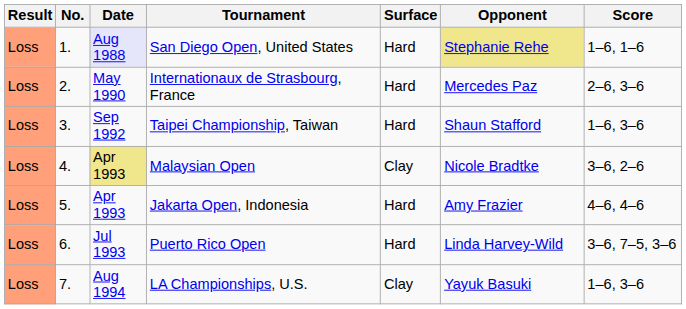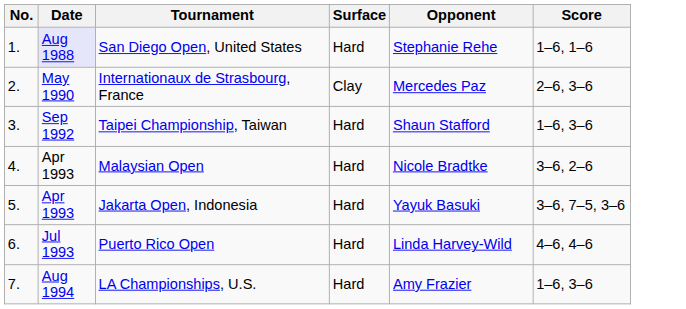- column: (30, 16)
(496, 47) khaki background -> (445, 47) no background
(400, 86) Hard -> (347, 86) Clay
(109, 165) khaki background -> (58, 165) no background
(399, 165) Clay -> (349, 165) Hard
(483, 205) Amy Frazier -> (436, 205) Yayuk Basuki
(616, 205) 4–6, 4–6 -> (581, 205) 3–6, 7–5, 3–6
(632, 244) 3–6, 7–5, 3–6 -> (564, 244) 4–6, 4–6
(399, 284) Clay -> (349, 284) Hard
(488, 284) Yayuk Basuki -> (432, 284) Amy Frazier
